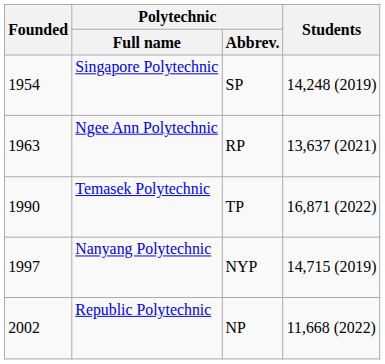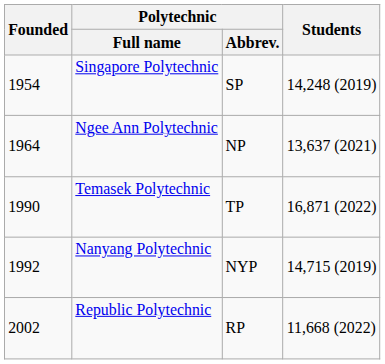(24, 145) 1963 -> (24, 145) 1964
(235, 145) RP -> (236, 145) NP
(24, 267) 1997 -> (24, 267) 1992
(236, 328) NP -> (235, 328) RP
